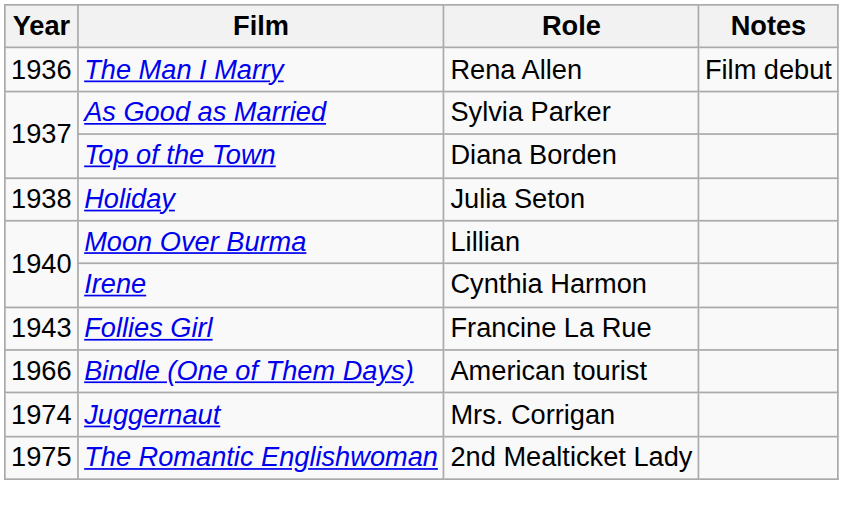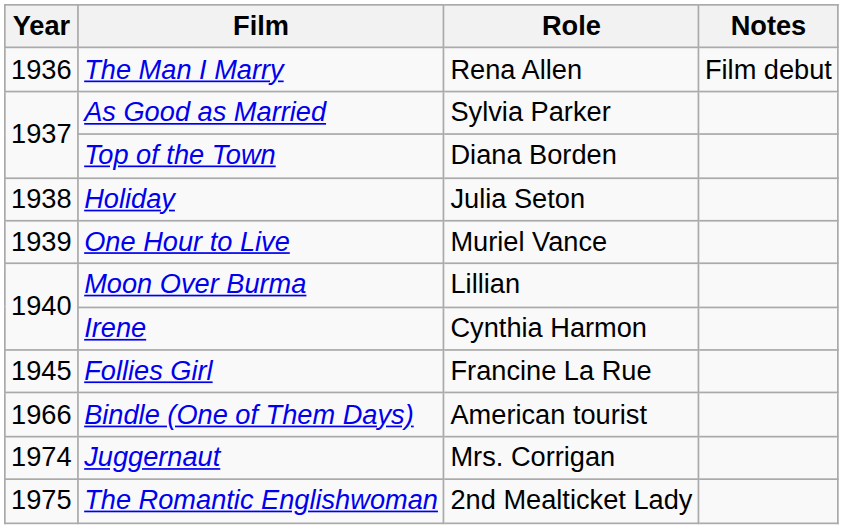+ row: (187, 241)
(41, 328) 1943 -> (41, 371) 1945
